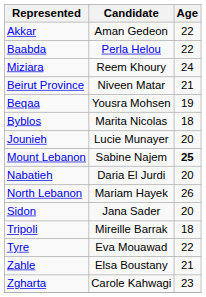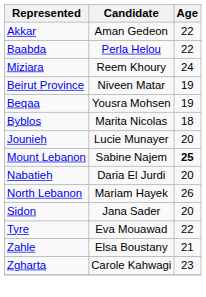(187, 85) 21 -> (187, 85) 19
- row: (22, 229)
